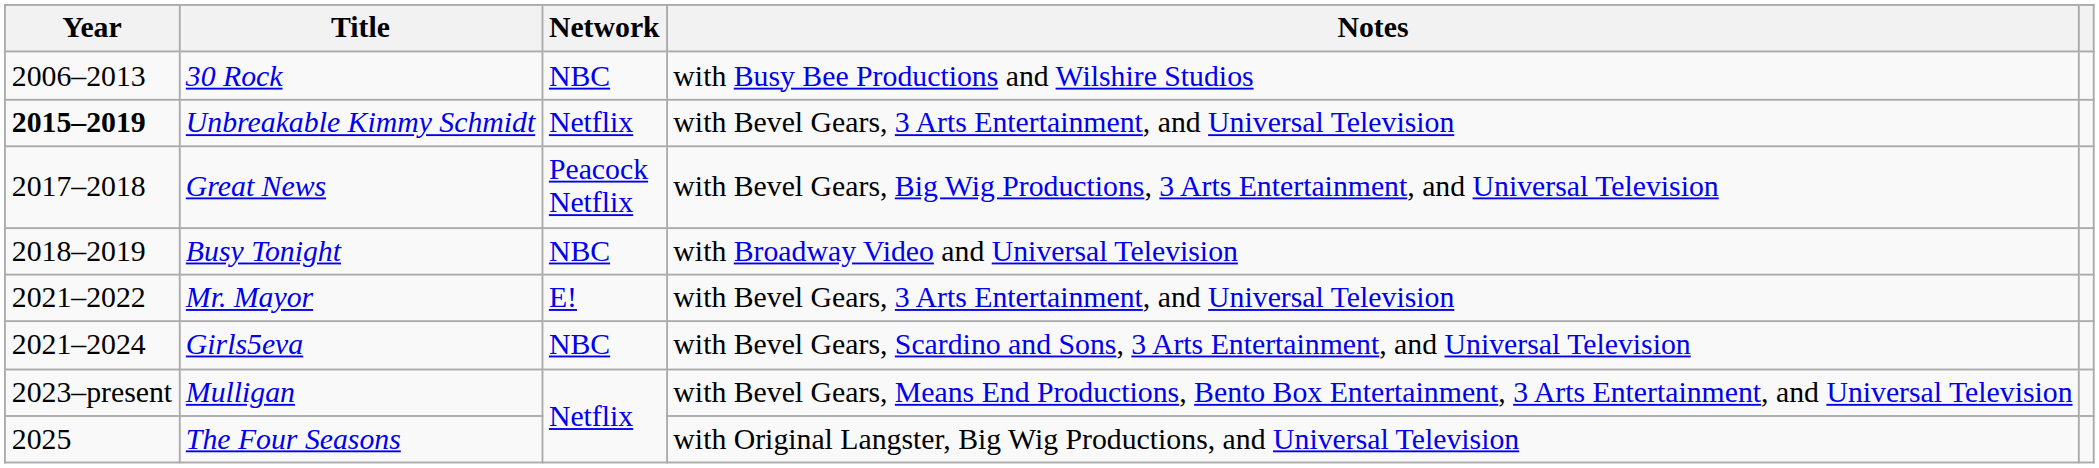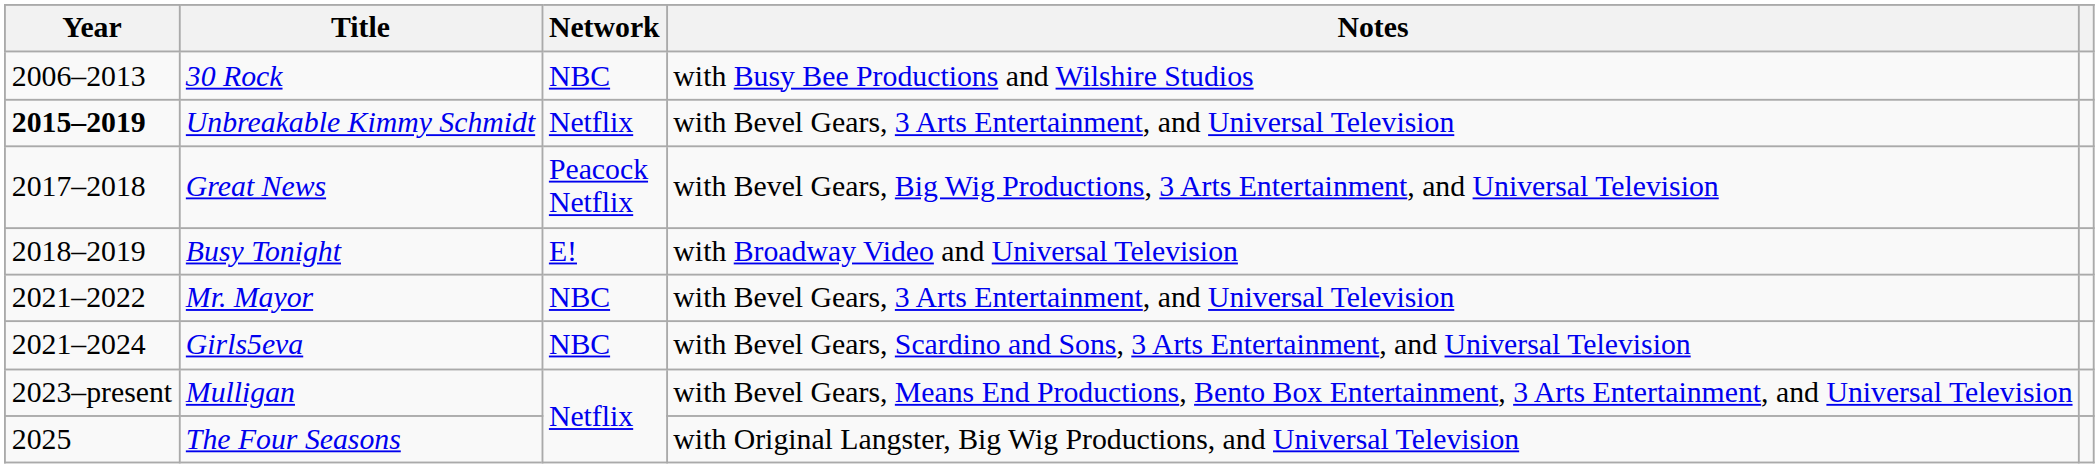(579, 250) NBC -> (563, 250) E!
(563, 297) E! -> (579, 297) NBC
